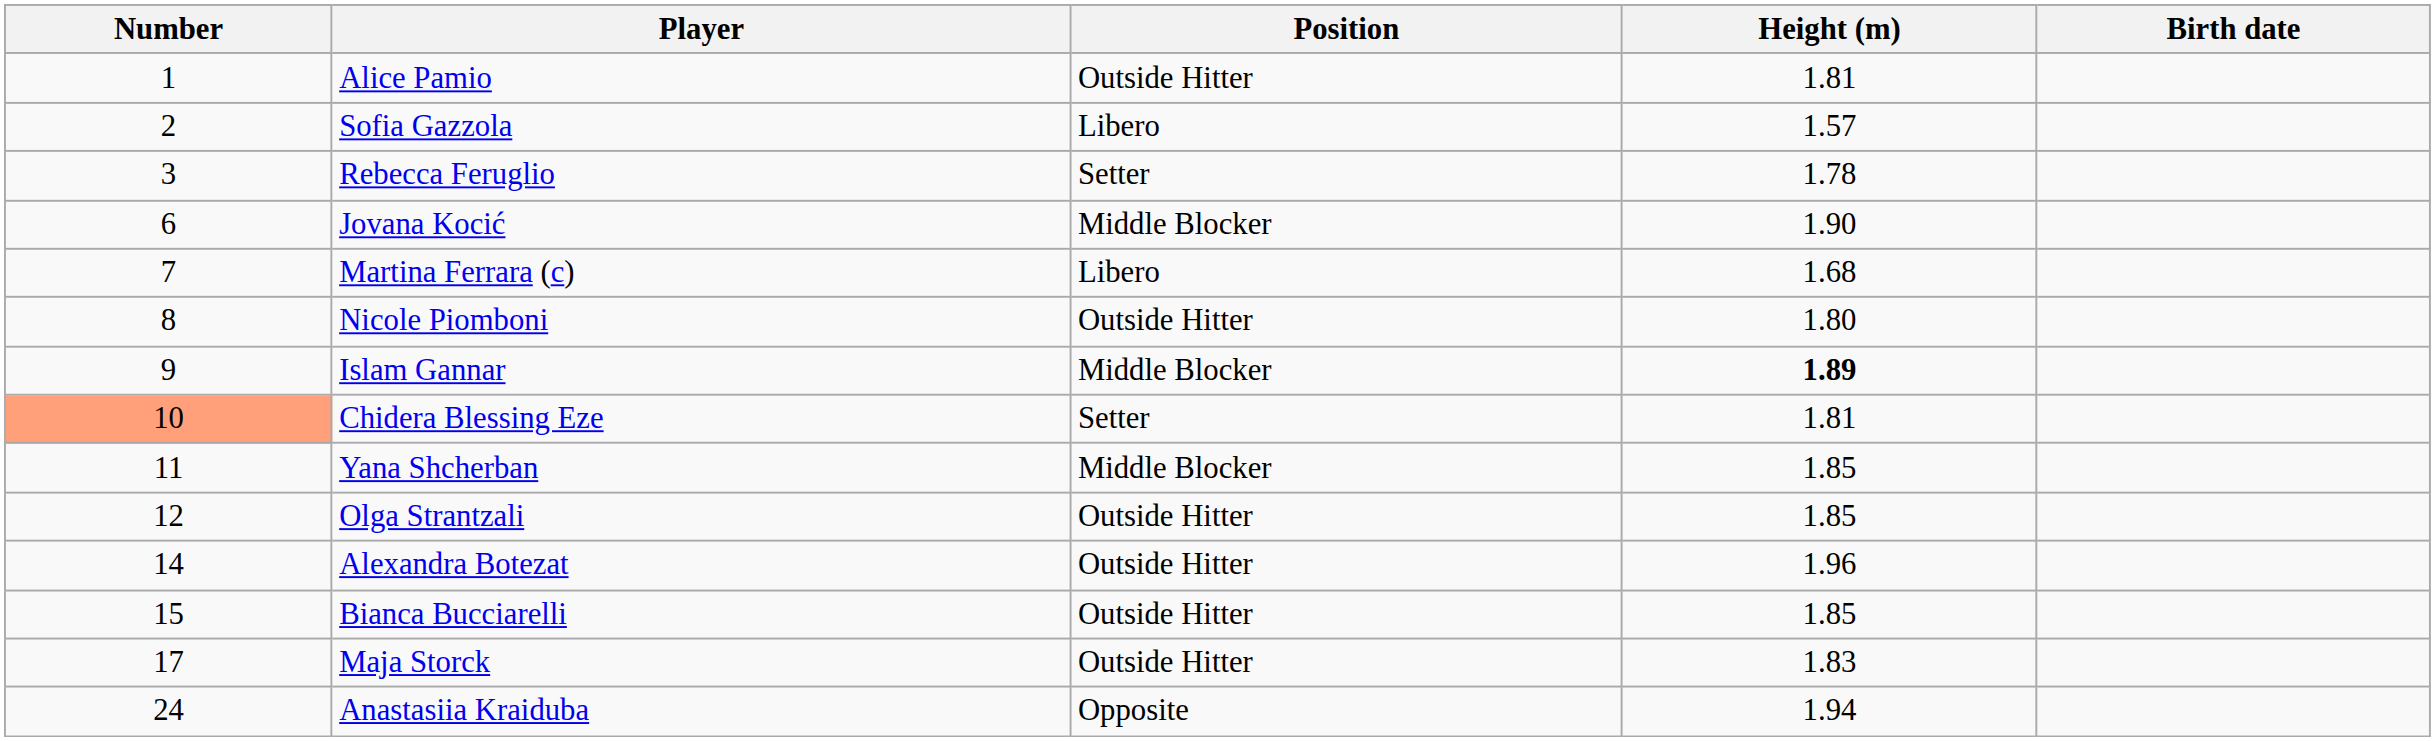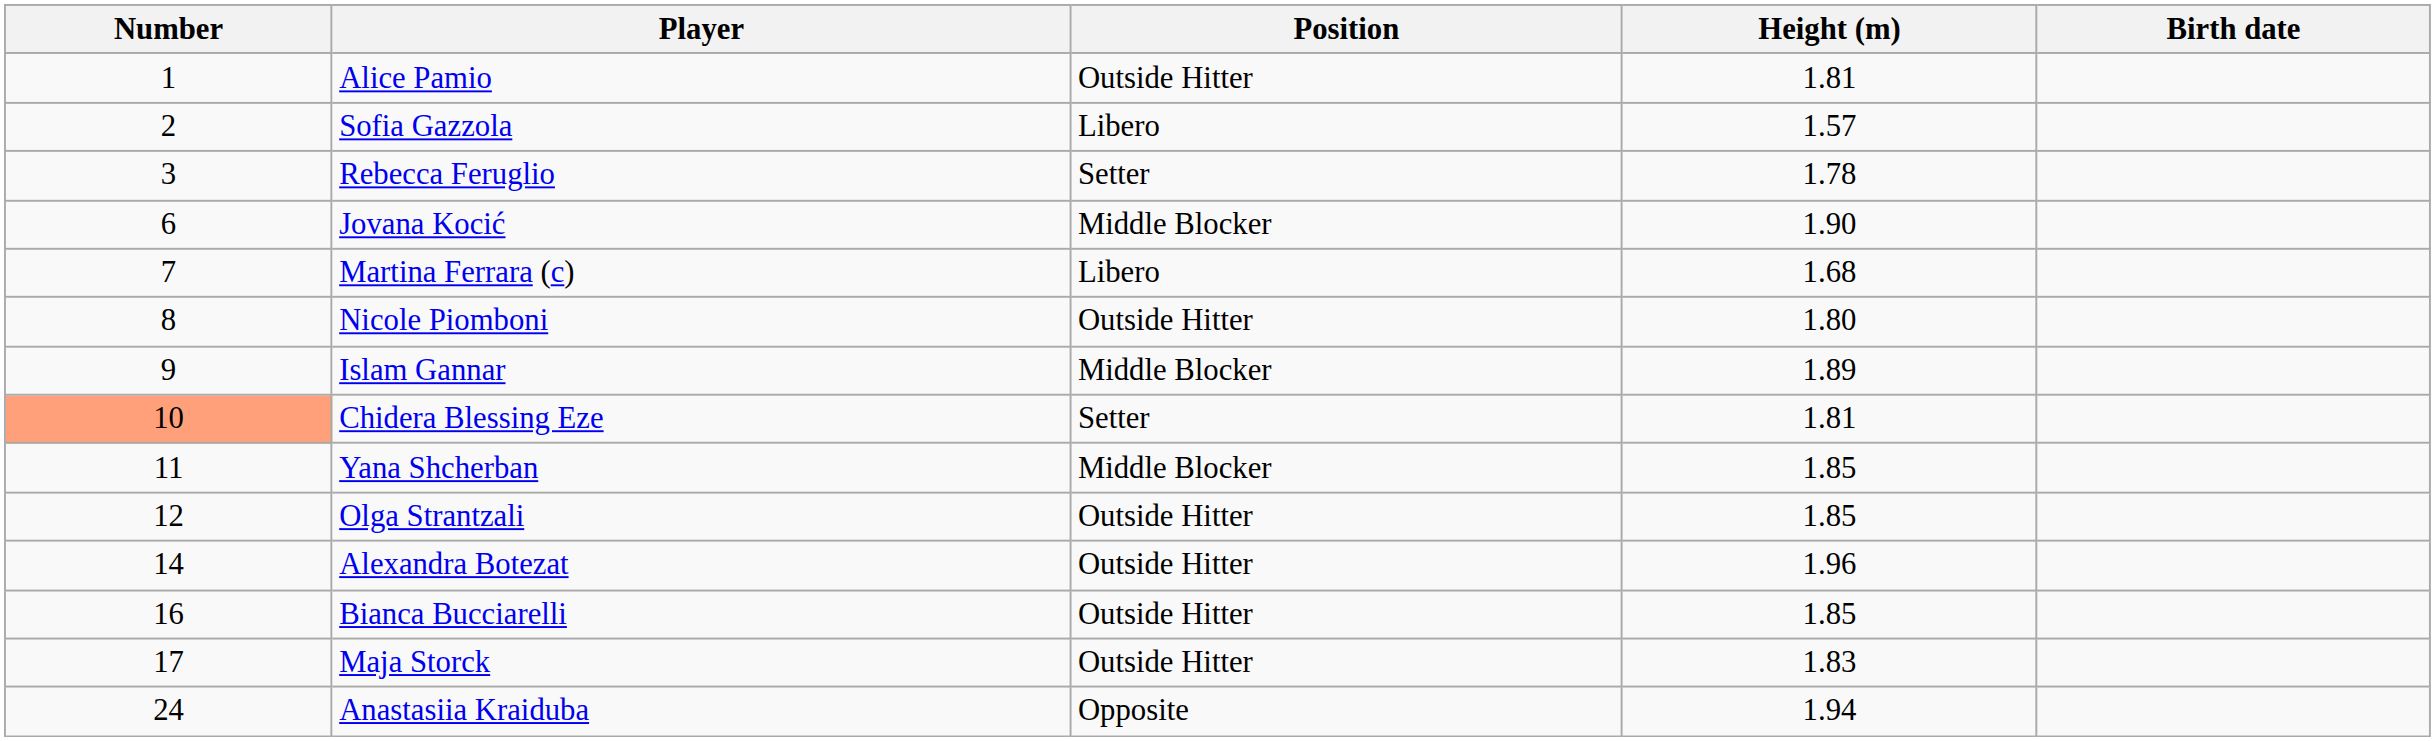(1830, 369) bold -> (1830, 369) normal
(169, 613) 15 -> (169, 613) 16
